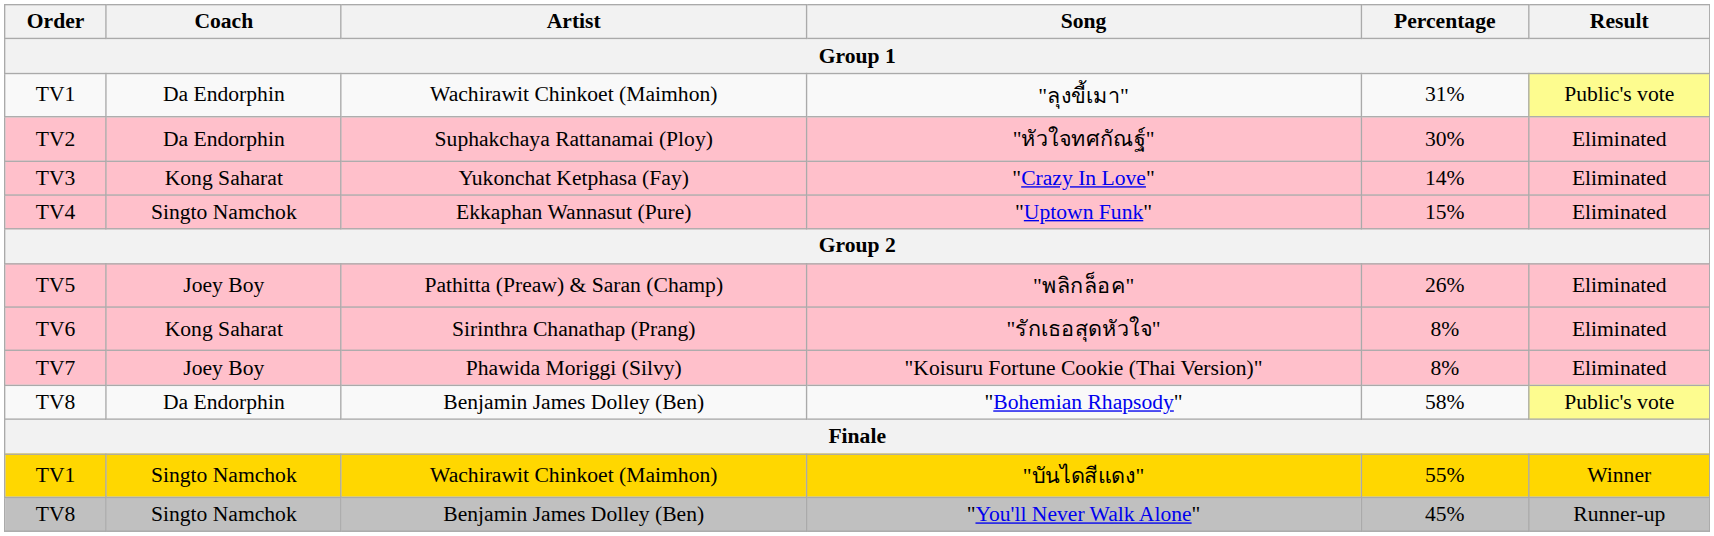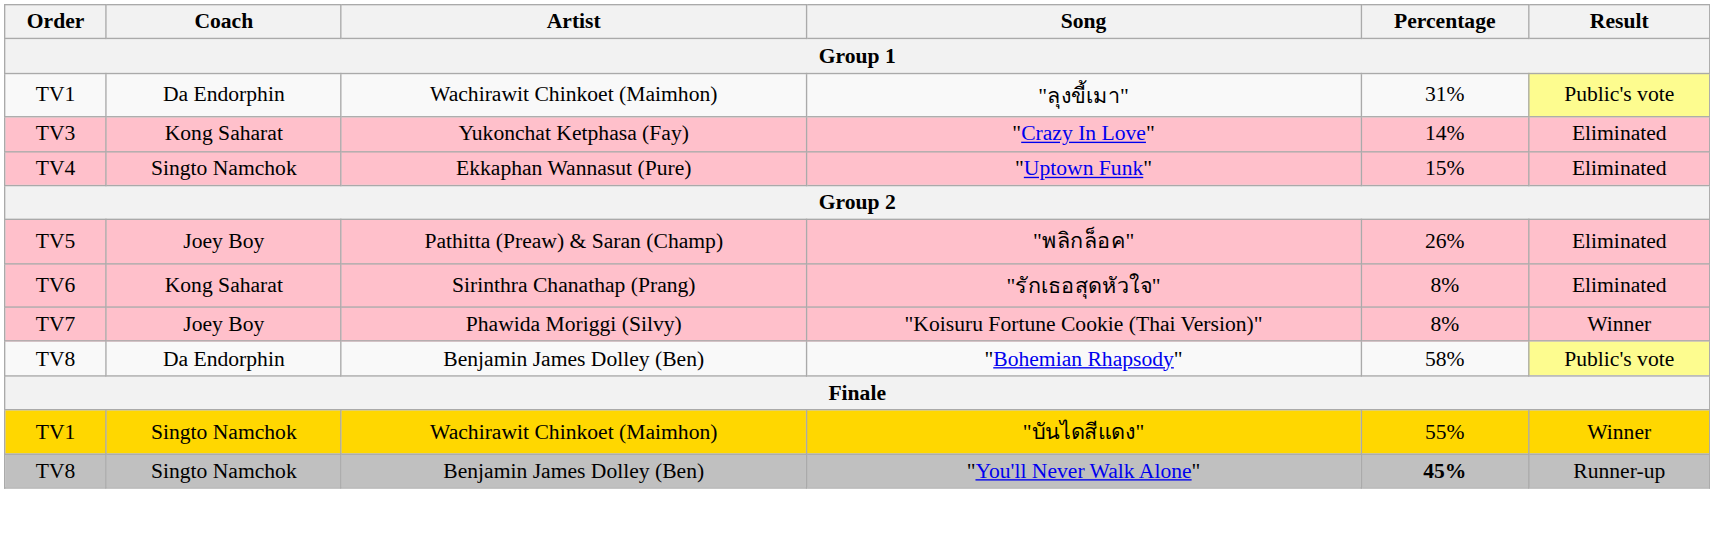- row: (1084, 139)
(1619, 367) Eliminated -> (1619, 324) Winner
(1445, 514) normal -> (1445, 470) bold
